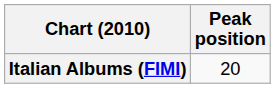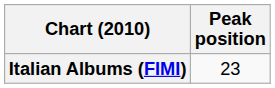(230, 68) 20 -> (230, 68) 23
